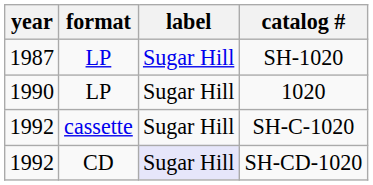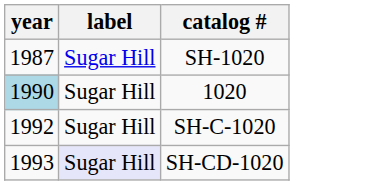- column: (98, 22)
(32, 92) no background -> (32, 92) lightblue background
(32, 162) 1992 -> (32, 162) 1993
